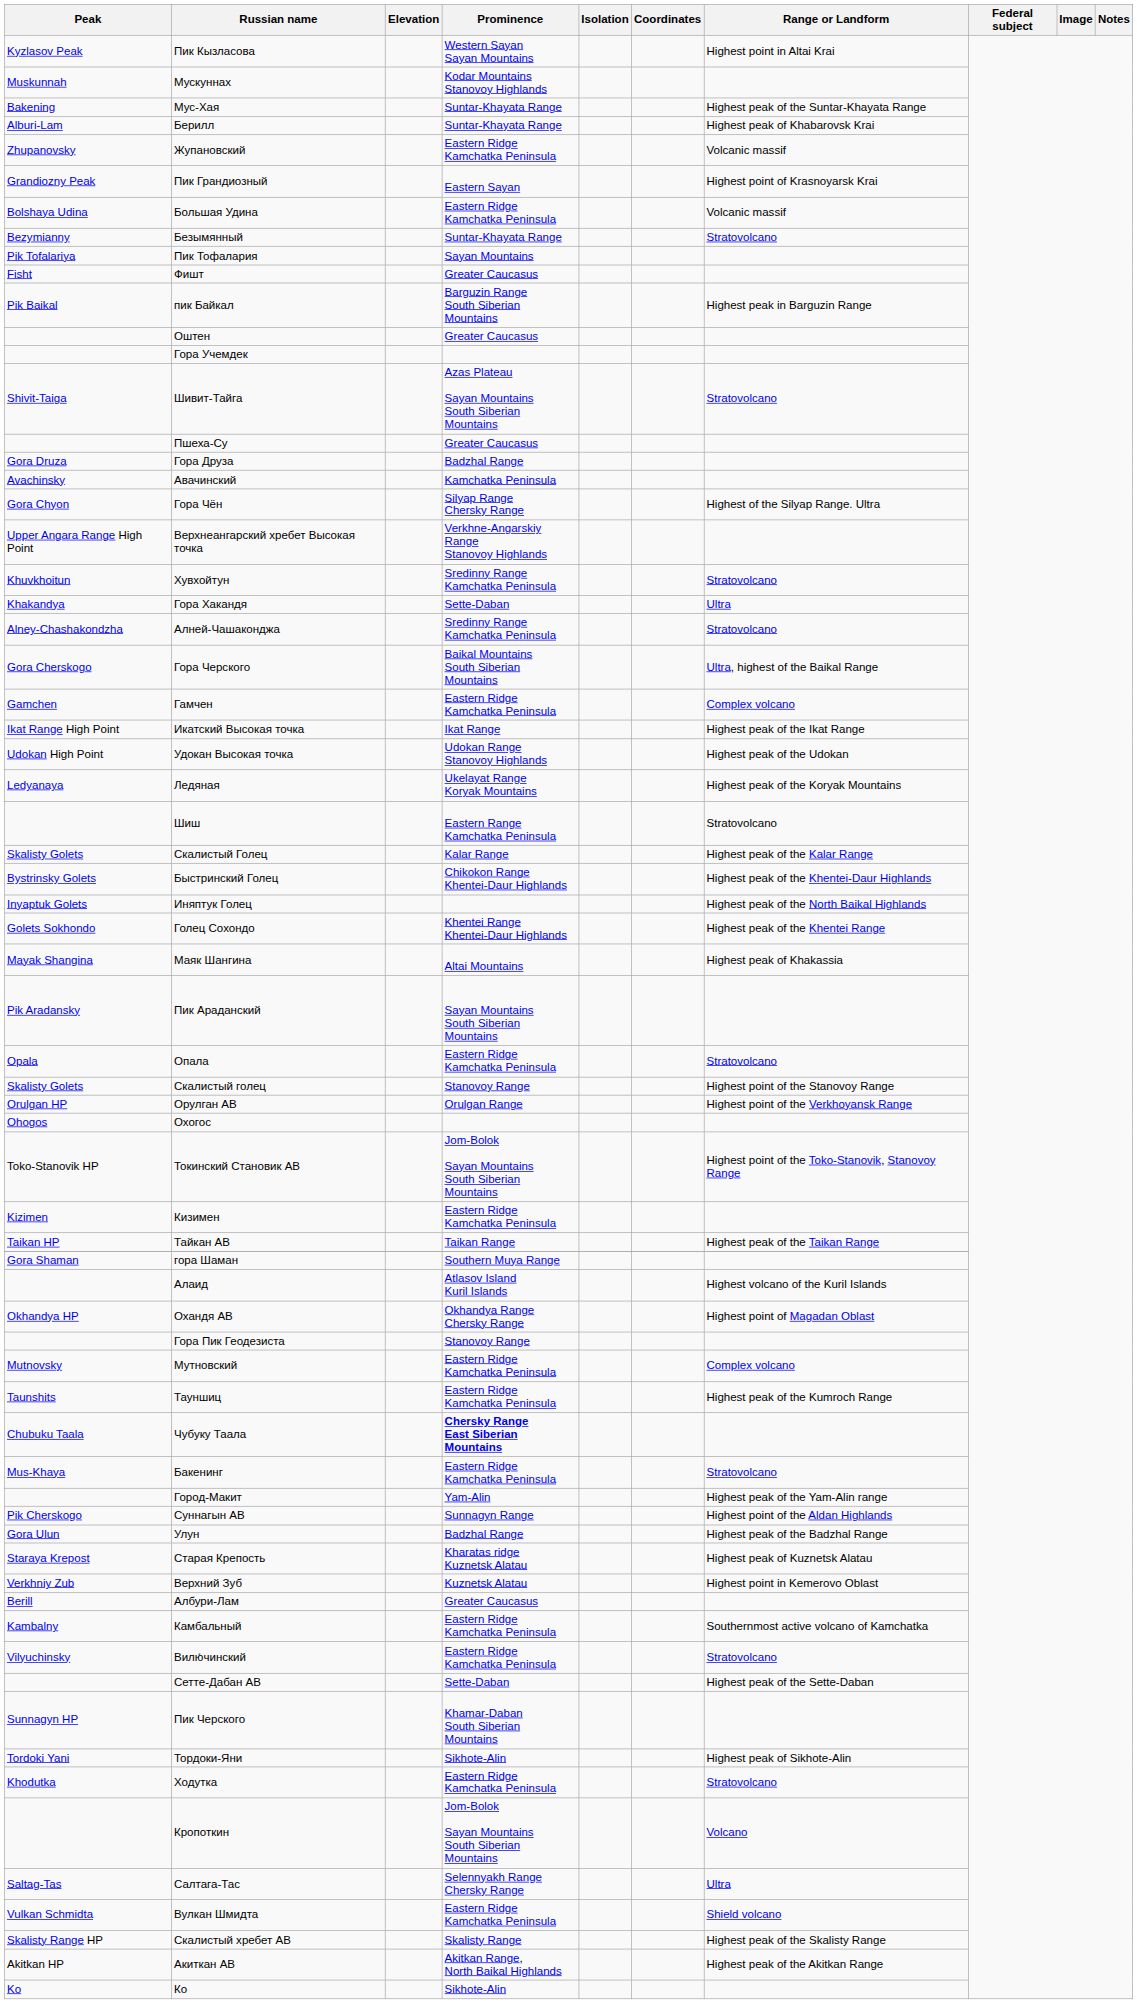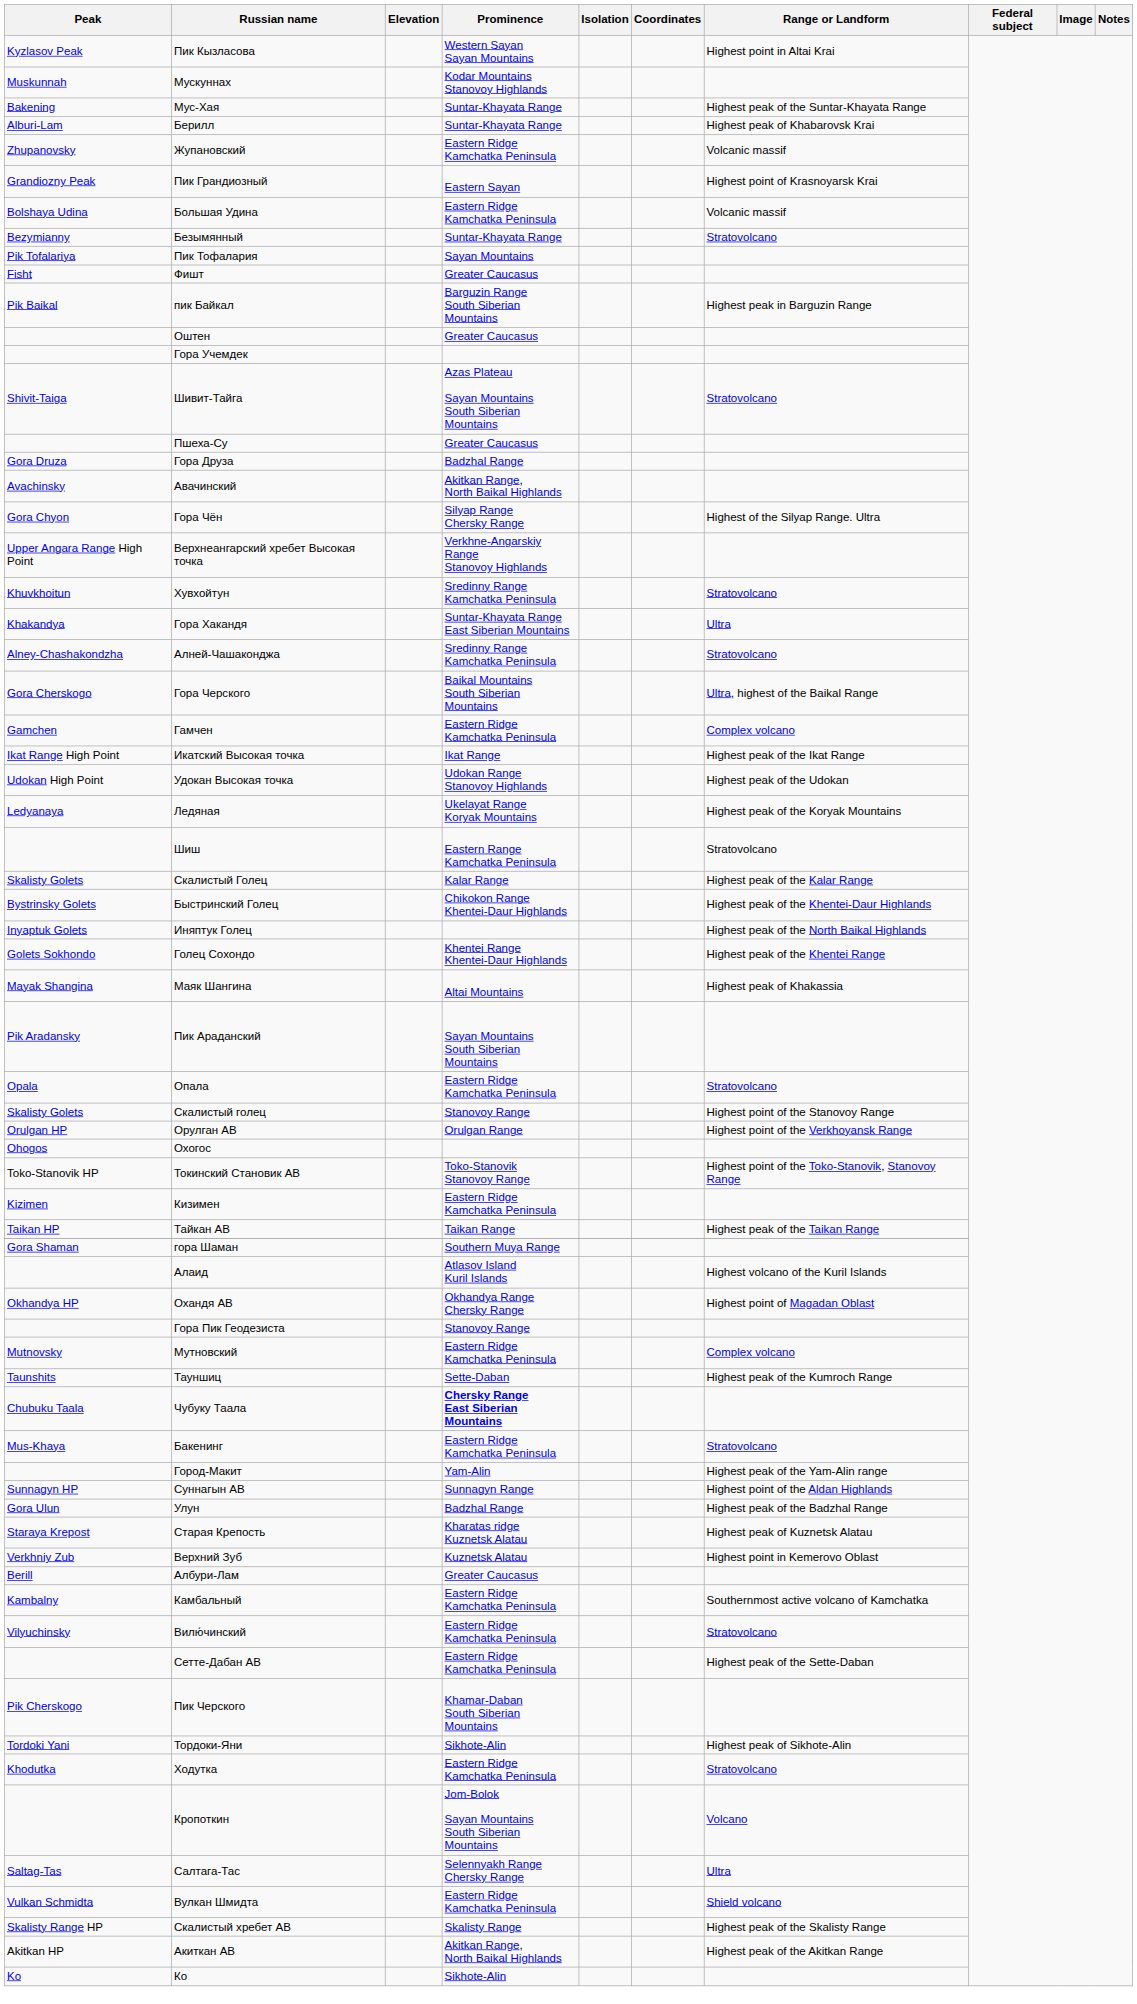(500, 479) Kamchatka Peninsula -> (503, 486) Akitkan Range, North Baikal Highlands
(477, 604) Sette-Daban -> (507, 624) Suntar-Khayata Range East Siberian Mountains
(489, 1166) Jom-Bolok Sayan Mountains South Siberian Mountains -> (487, 1173) Toko-Stanovik Stanovoy Range
(500, 1397) Eastern Ridge Kamchatka Peninsula -> (477, 1377) Sette-Daban
(44, 1515) Pik Cherskogo -> (43, 1489) Sunnagyn HP
(477, 1682) Sette-Daban -> (500, 1662) Eastern Ridge Kamchatka Peninsula
(43, 1720) Sunnagyn HP -> (44, 1707) Pik Cherskogo
